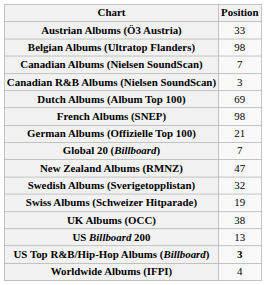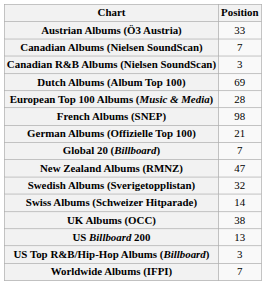- row: (111, 47)
+ row: (111, 99)
(240, 202) 19 -> (240, 202) 14
(240, 254) bold -> (240, 254) normal
(240, 271) 4 -> (240, 271) 7
